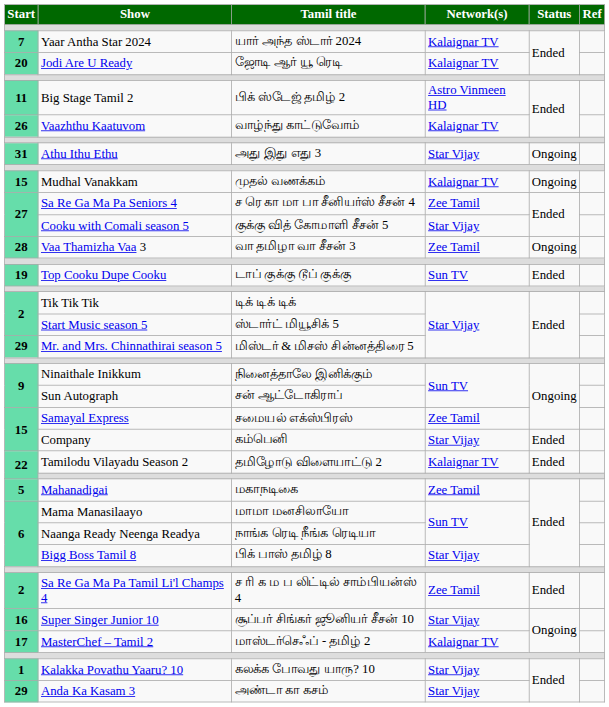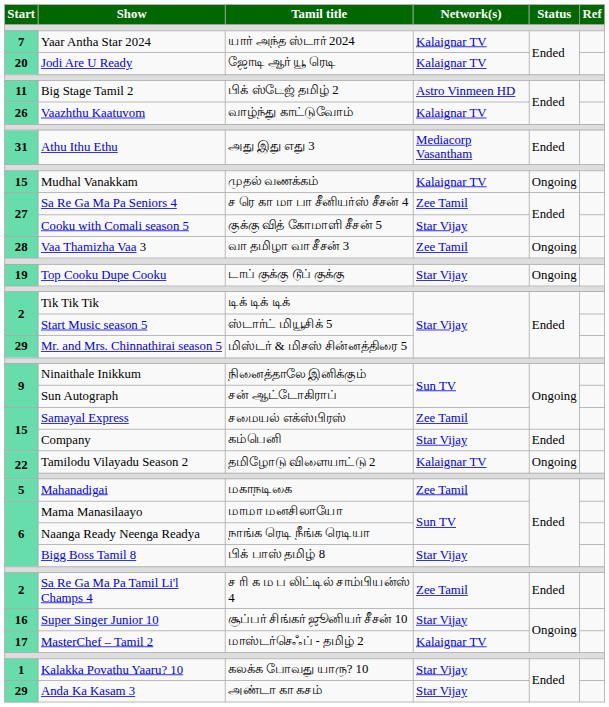(454, 153) Star Vijay -> (444, 147) Mediacorp Vasantham
(554, 153) Ongoing -> (548, 147) Ended
(448, 275) Sun TV -> (442, 275) Star Vijay
(548, 275) Ended -> (554, 275) Ongoing
(548, 462) Ended -> (554, 462) Ongoing
